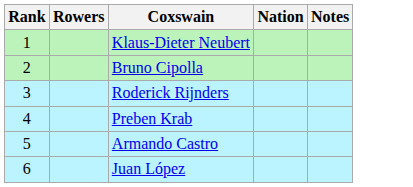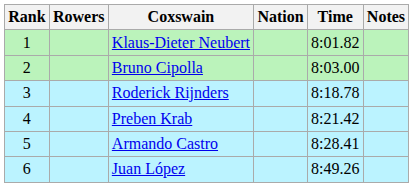+ column: (335, 17)
